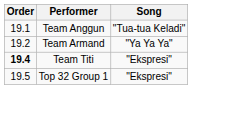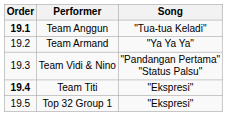(20, 28) normal -> (20, 28) bold
+ row: (77, 66)
